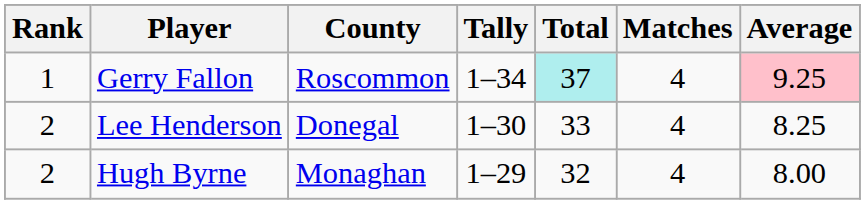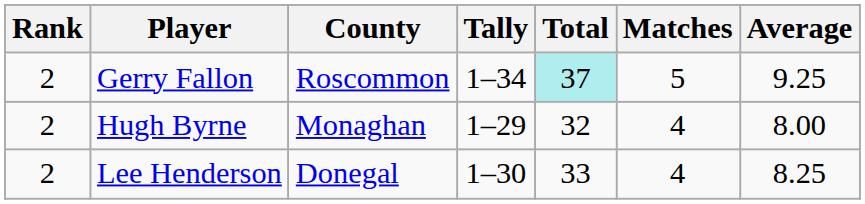(47, 76) 1 -> (47, 76) 2
(678, 76) 4 -> (678, 76) 5
(799, 76) pink background -> (799, 76) no background
rows swapped: (189, 125) <-> (172, 173)
